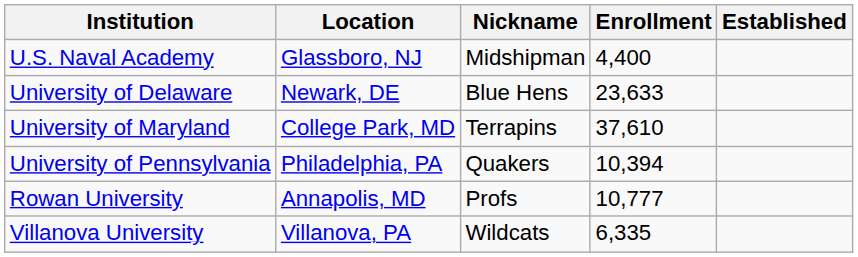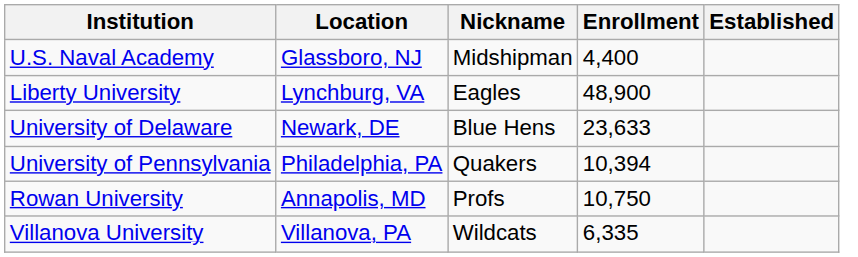+ row: (95, 92)
- row: (120, 127)
(630, 198) 10,777 -> (617, 198) 10,750
